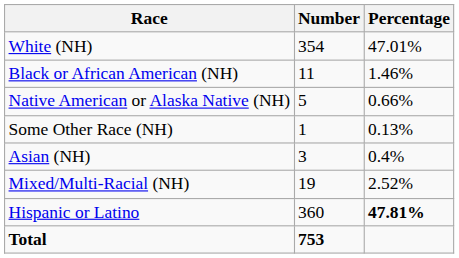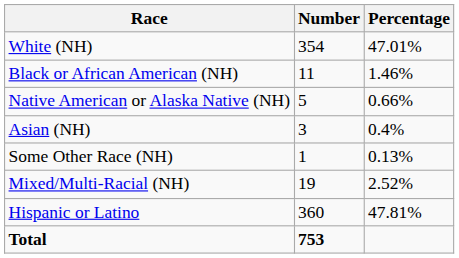rows swapped: (49, 156) <-> (91, 128)
(396, 211) bold -> (395, 211) normal
